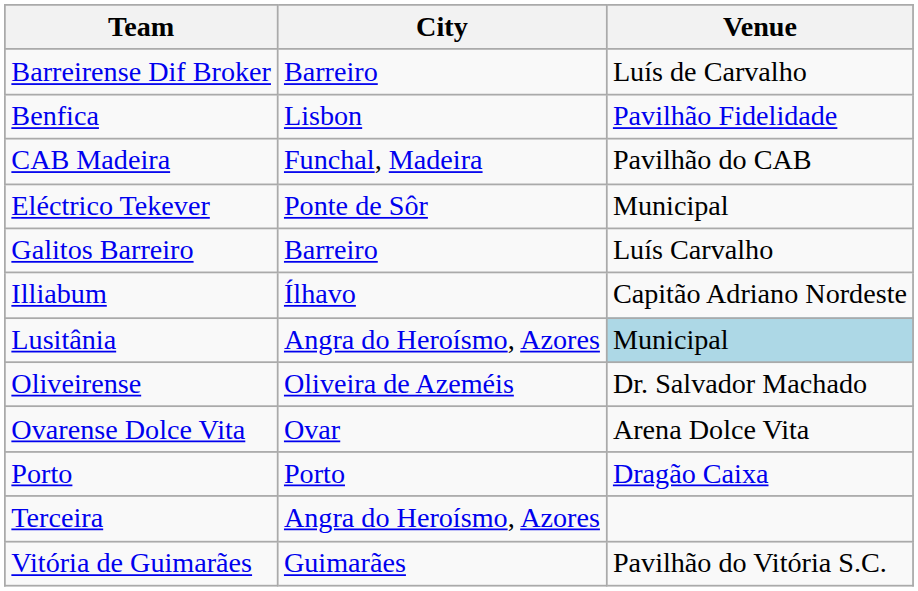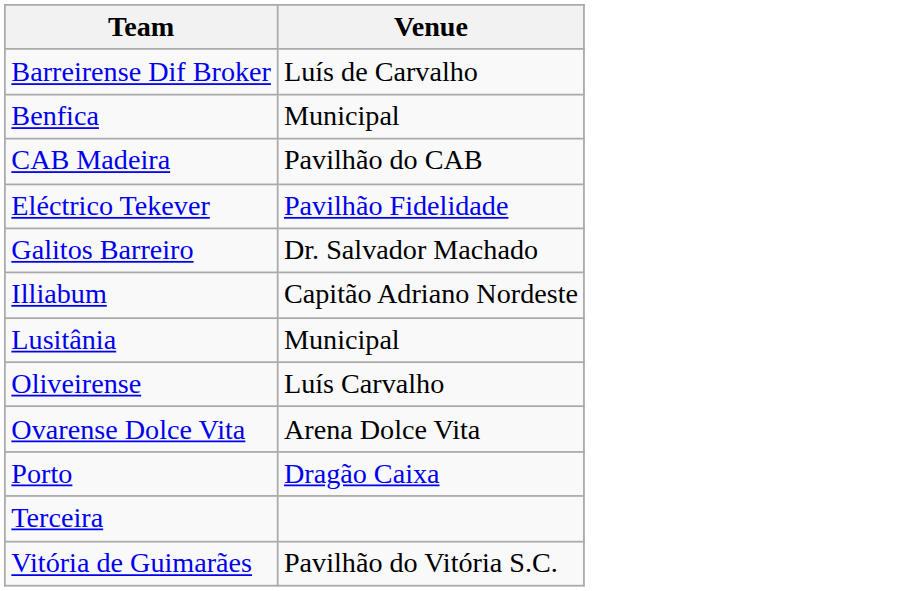- column: (442, 26)
(725, 116) Pavilhão Fidelidade -> (342, 116) Municipal
(671, 205) Municipal -> (396, 205) Pavilhão Fidelidade
(693, 250) Luís Carvalho -> (411, 250) Dr. Salvador Machado
(671, 339) lightblue background -> (342, 339) no background
(740, 384) Dr. Salvador Machado -> (364, 384) Luís Carvalho
